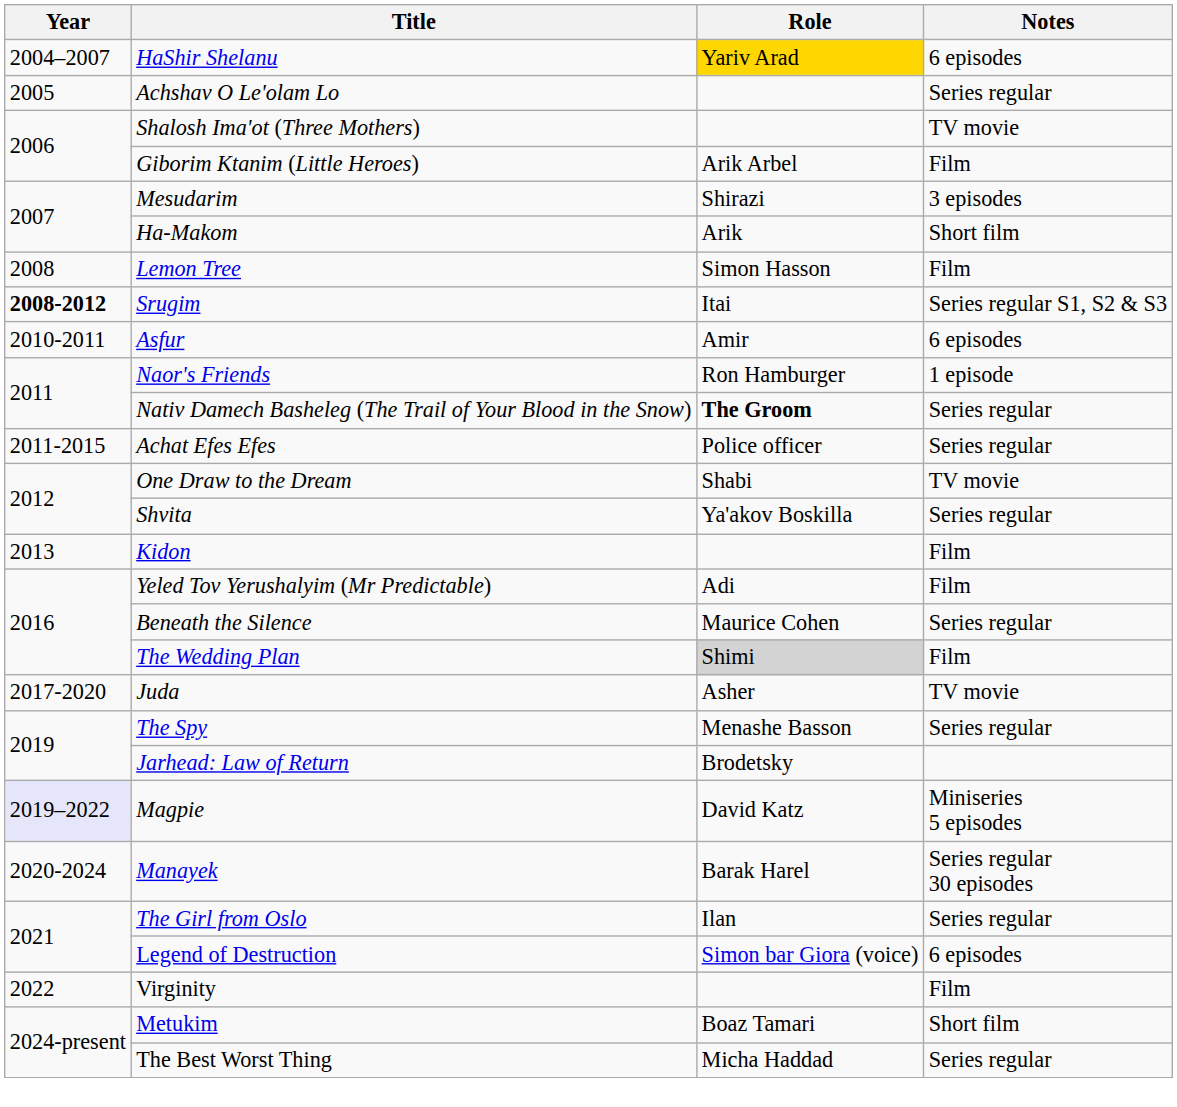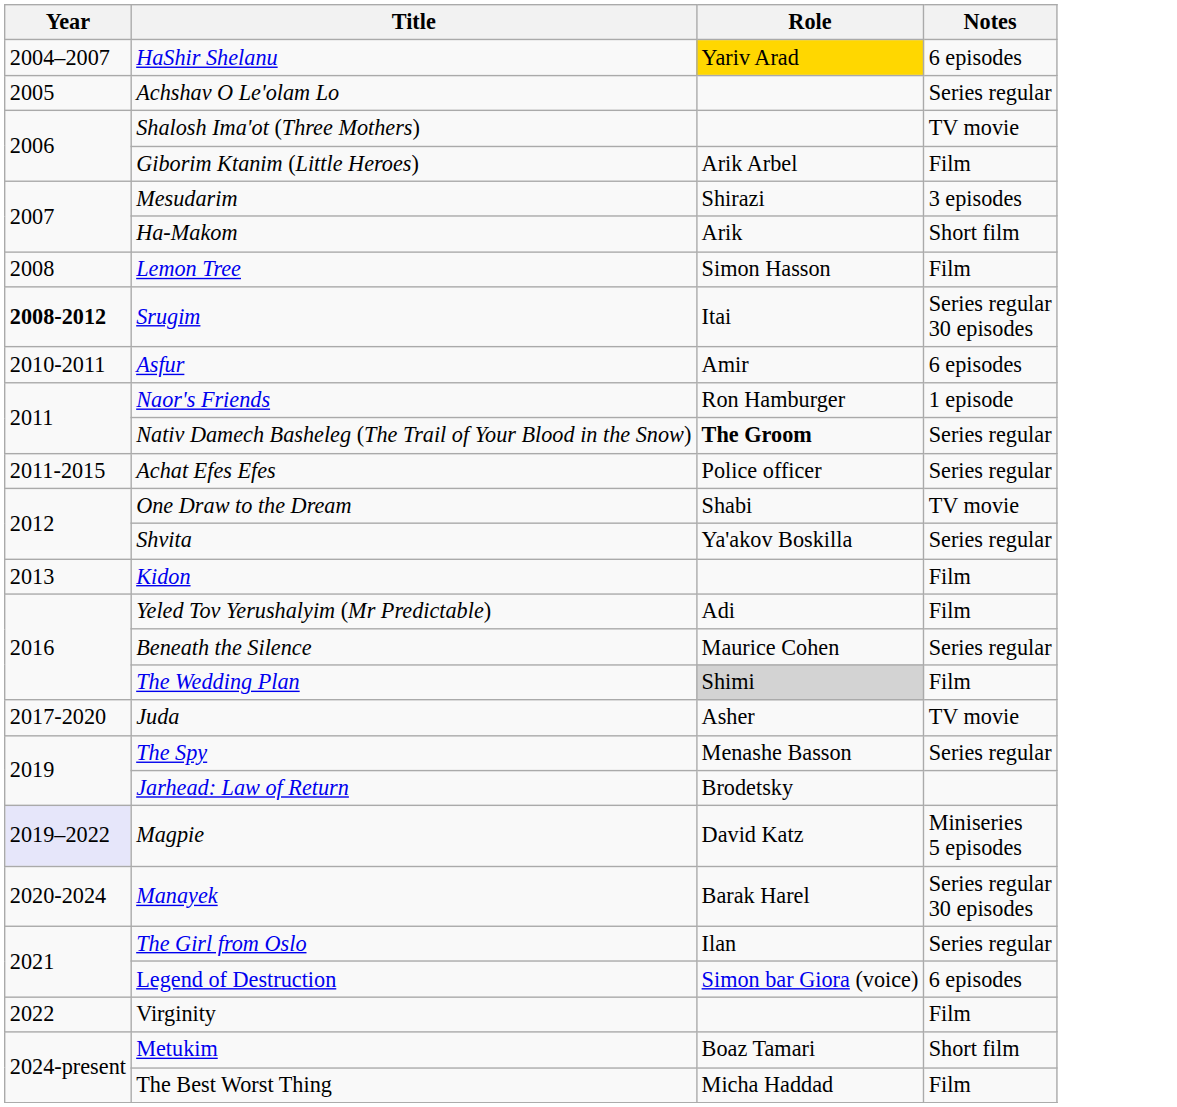(1048, 304) Series regular S1, S2 & S3 -> (990, 316) Series regular 30 episodes
(990, 1059) Series regular -> (950, 1084) Film
